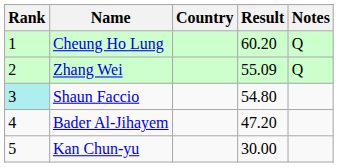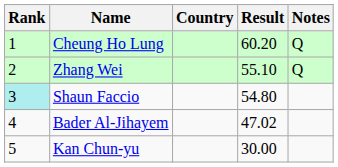(259, 70) 55.09 -> (259, 70) 55.10
(259, 123) 47.20 -> (259, 123) 47.02
